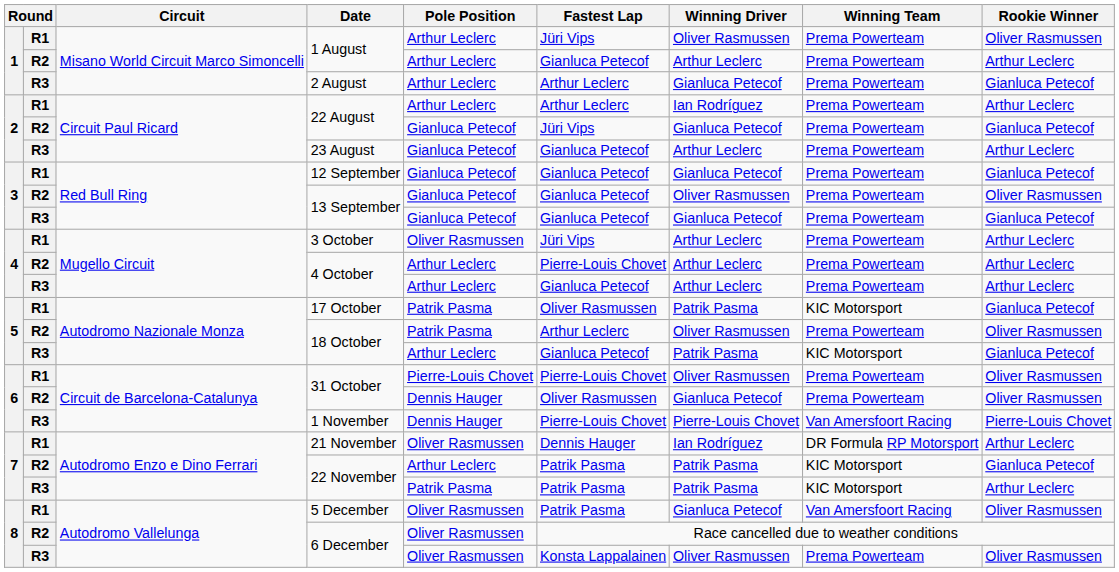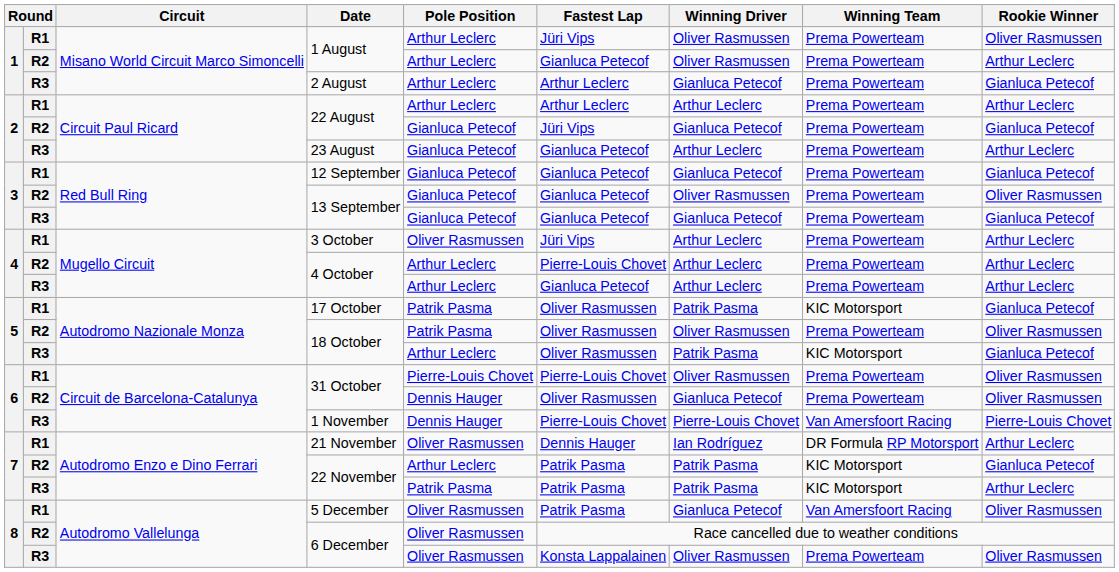(717, 60) Arthur Leclerc -> (731, 60) Oliver Rasmussen
(718, 105) Ian Rodríguez -> (717, 105) Arthur Leclerc
(584, 331) Arthur Leclerc -> (598, 331) Oliver Rasmussen
(594, 353) Gianluca Petecof -> (598, 353) Oliver Rasmussen
